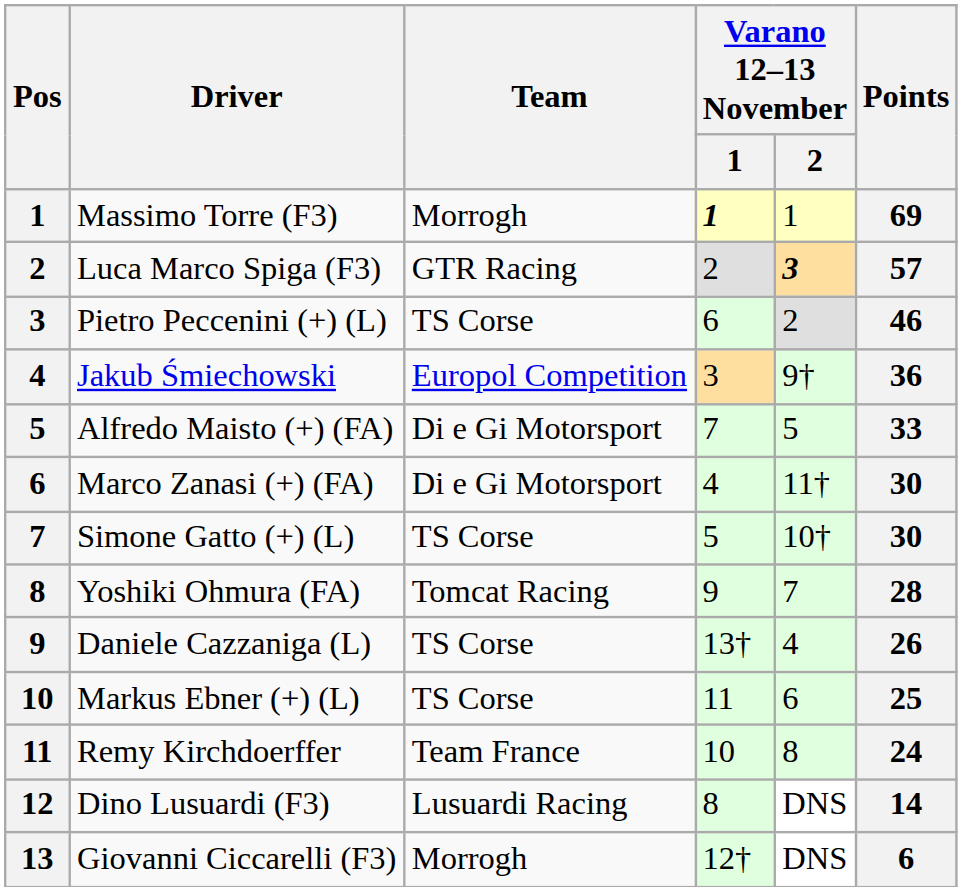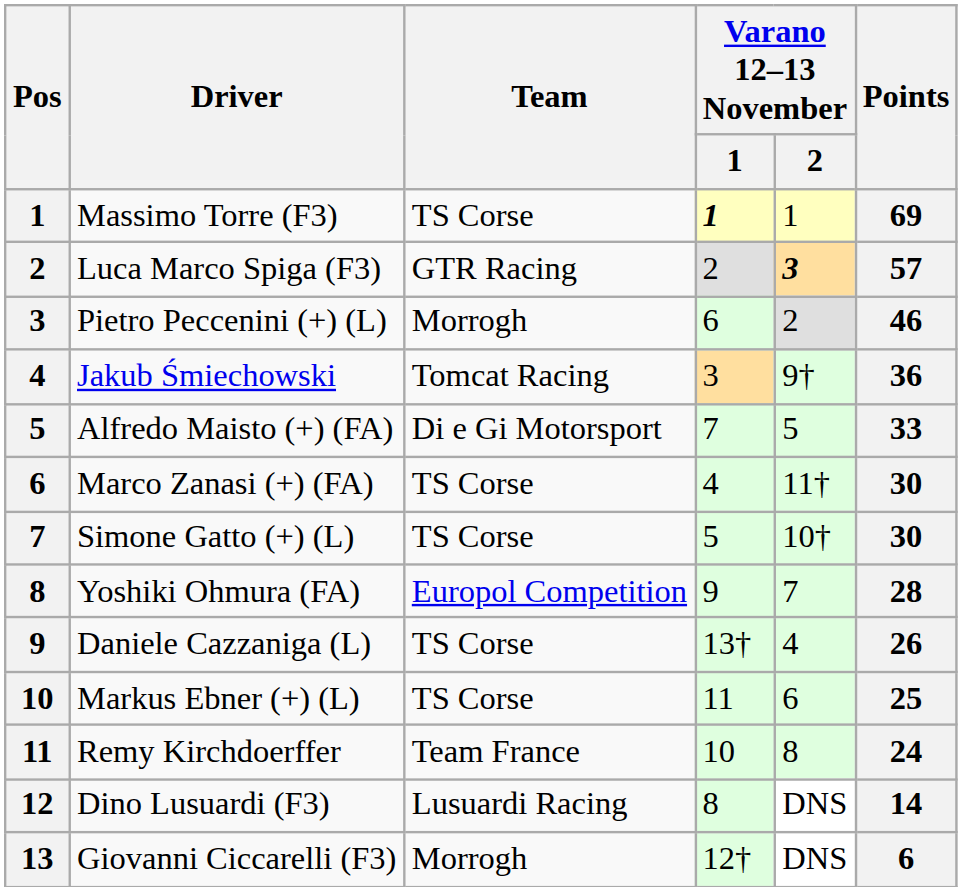(470, 214) Morrogh -> (473, 214) TS Corse
(473, 321) TS Corse -> (470, 321) Morrogh
(549, 375) Europol Competition -> (510, 375) Tomcat Racing
(537, 482) Di e Gi Motorsport -> (473, 482) TS Corse
(510, 590) Tomcat Racing -> (549, 590) Europol Competition
